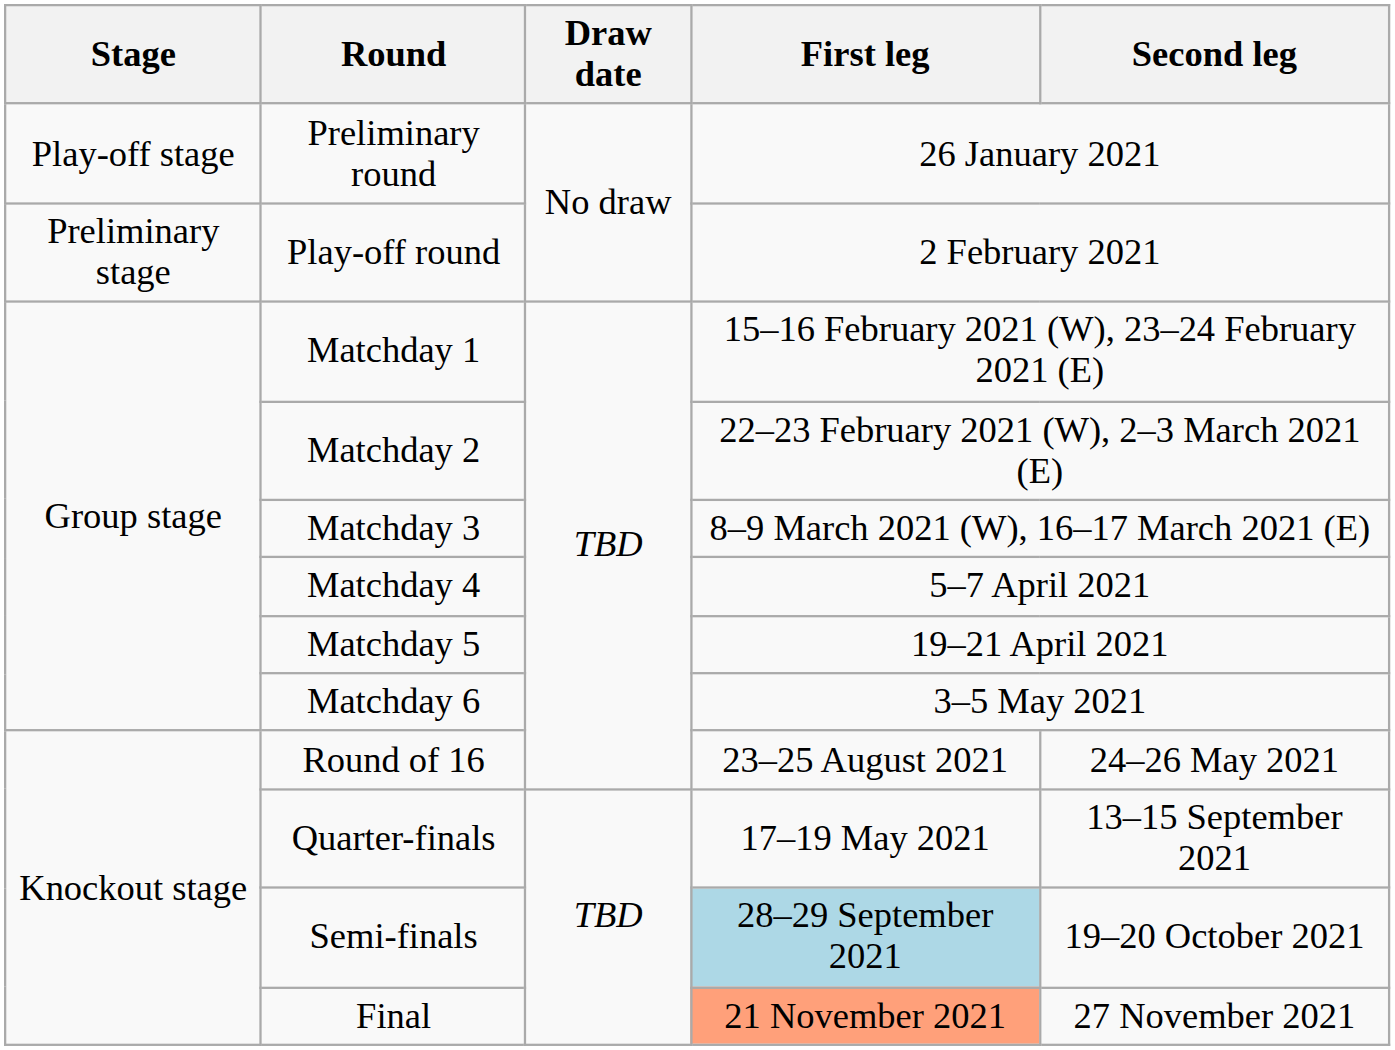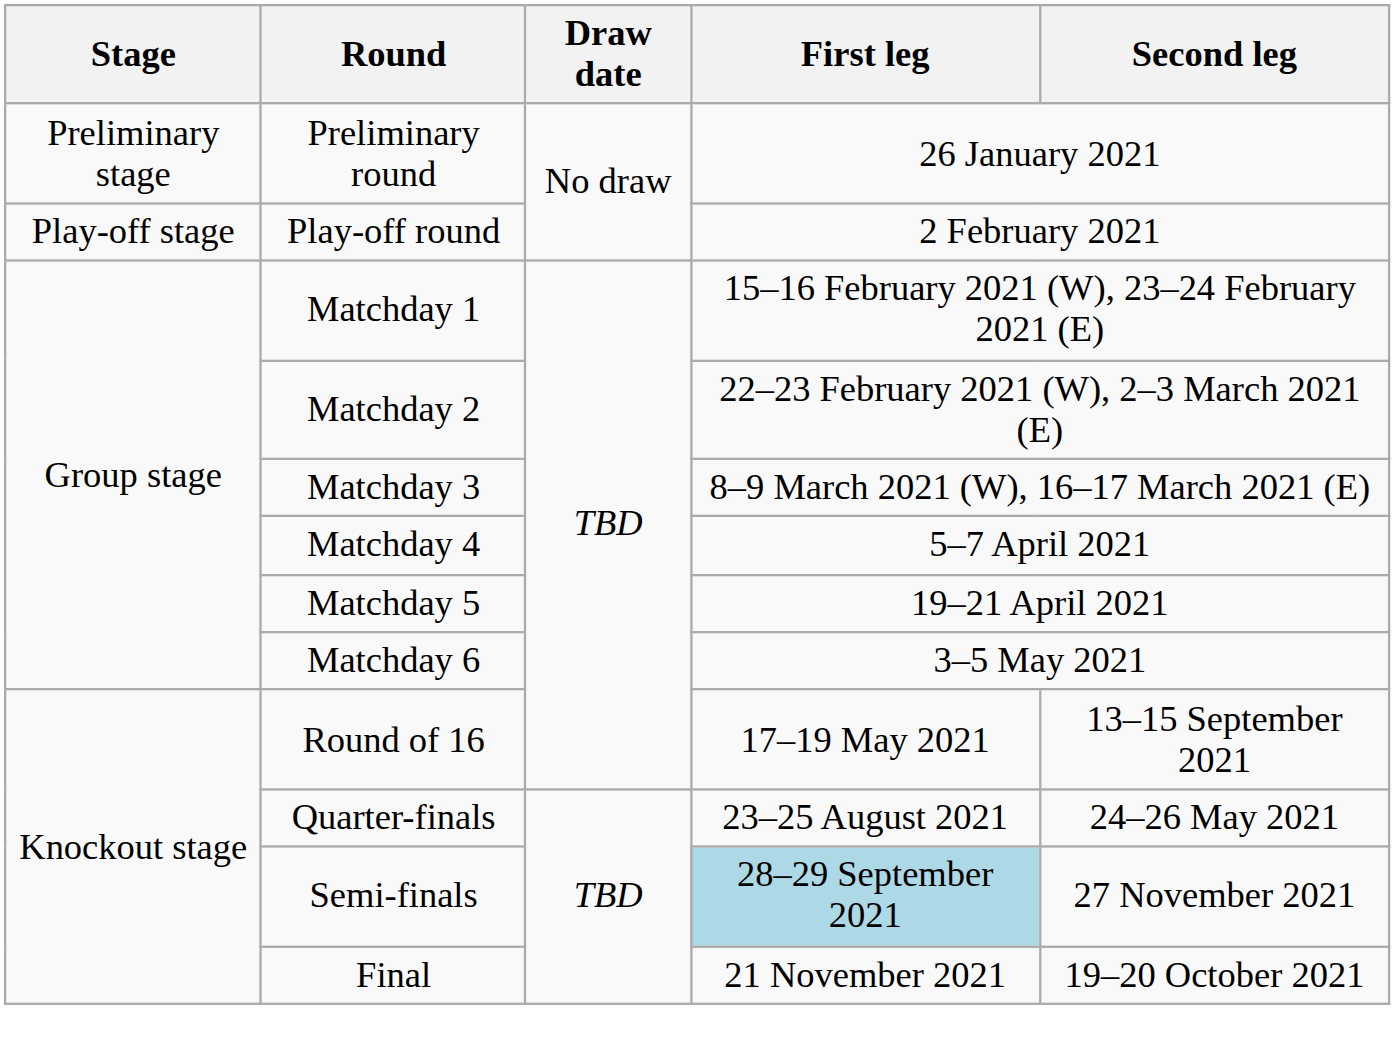(133, 152) Play-off stage -> (133, 152) Preliminary stage
(133, 251) Preliminary stage -> (133, 231) Play-off stage
(865, 759) 23–25 August 2021 -> (865, 738) 17–19 May 2021
(1214, 759) 24–26 May 2021 -> (1214, 738) 13–15 September 2021
(865, 837) 17–19 May 2021 -> (865, 817) 23–25 August 2021
(1214, 837) 13–15 September 2021 -> (1214, 817) 24–26 May 2021
(1214, 936) 19–20 October 2021 -> (1214, 895) 27 November 2021
(865, 1014) lightsalmon background -> (865, 973) no background
(1214, 1014) 27 November 2021 -> (1214, 973) 19–20 October 2021
